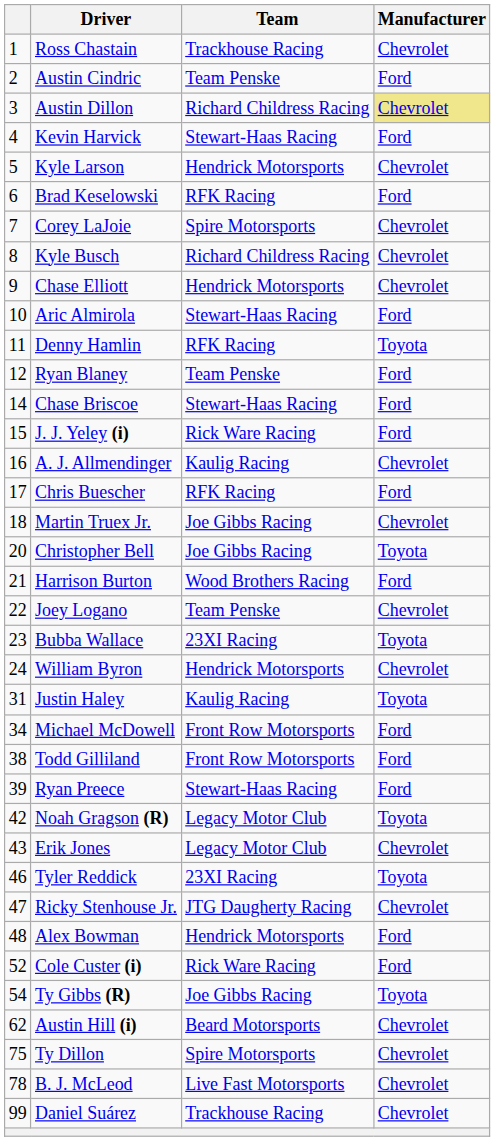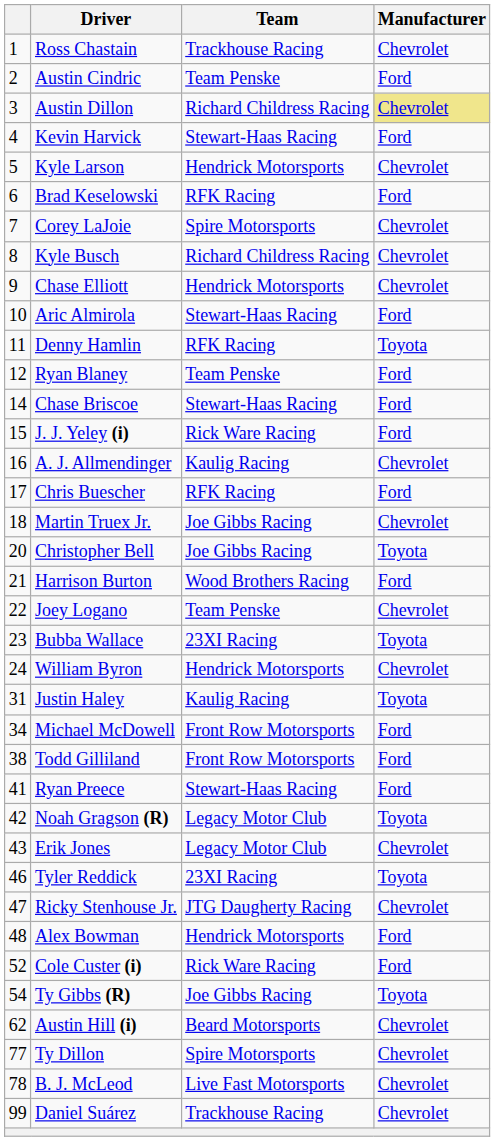(18, 788) 39 -> (18, 788) 41
(18, 1054) 75 -> (18, 1054) 77
